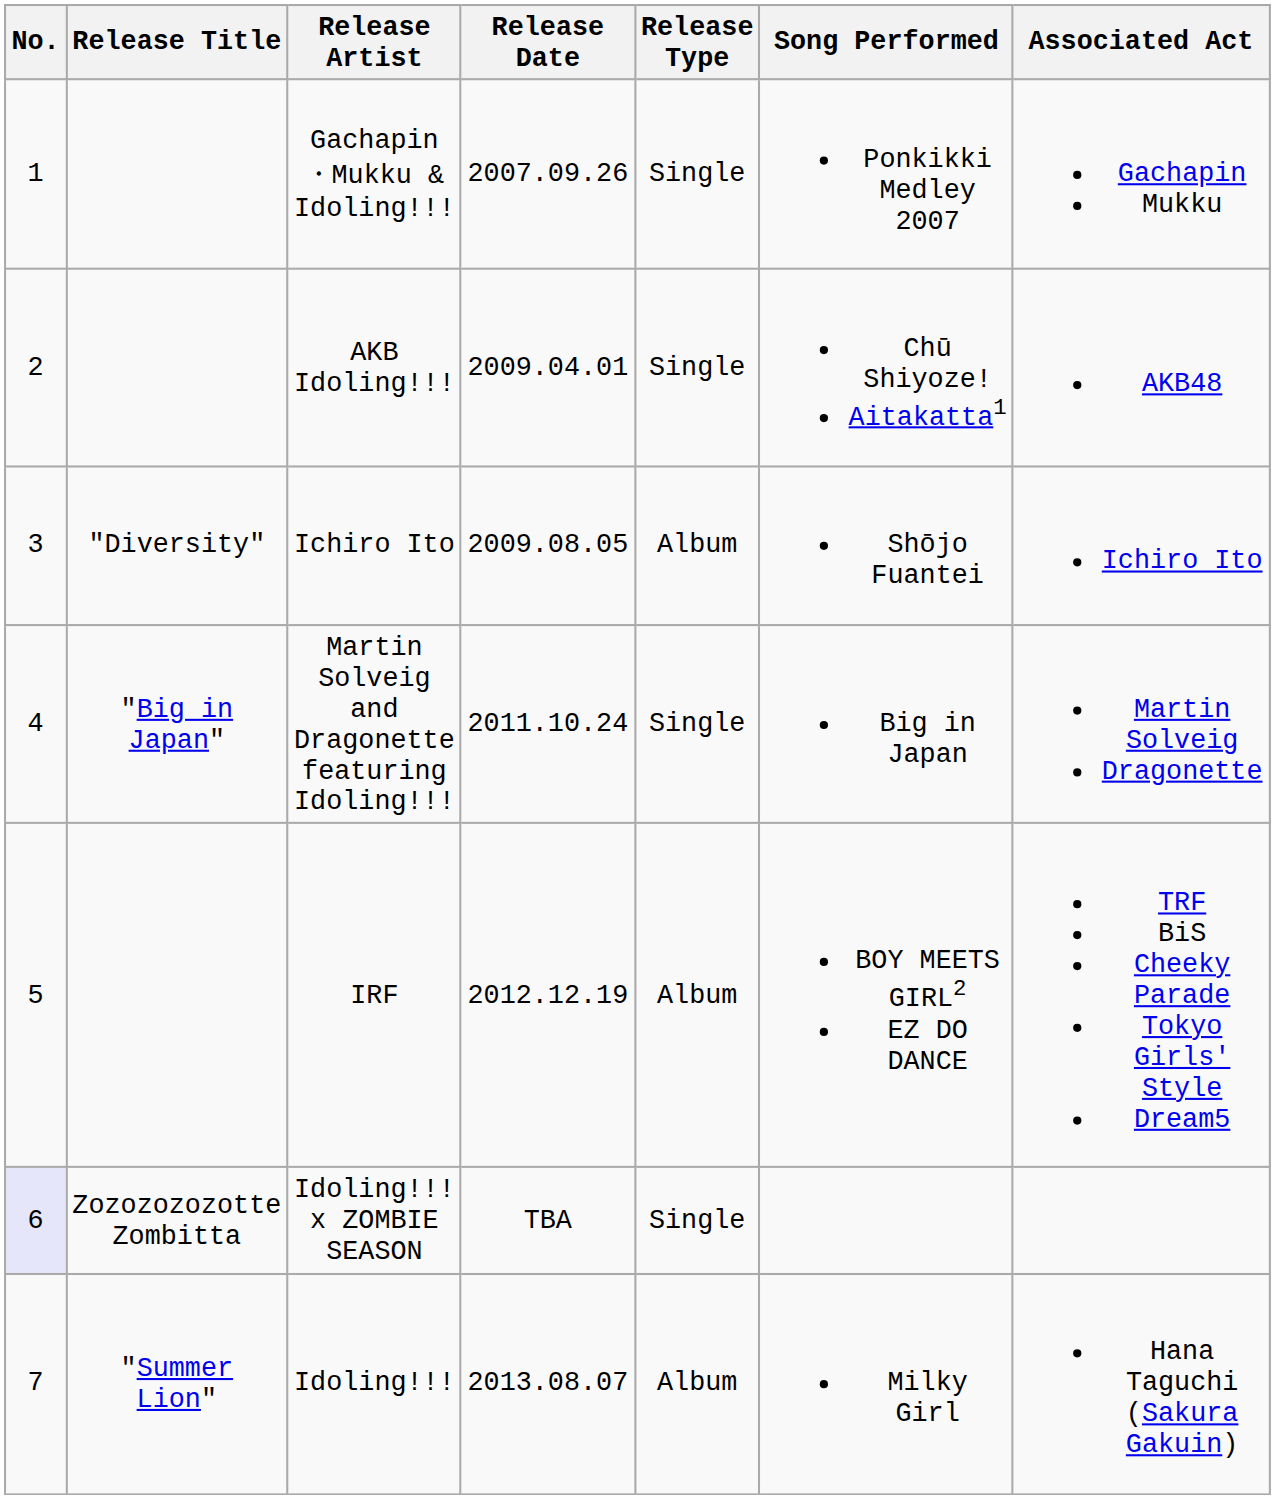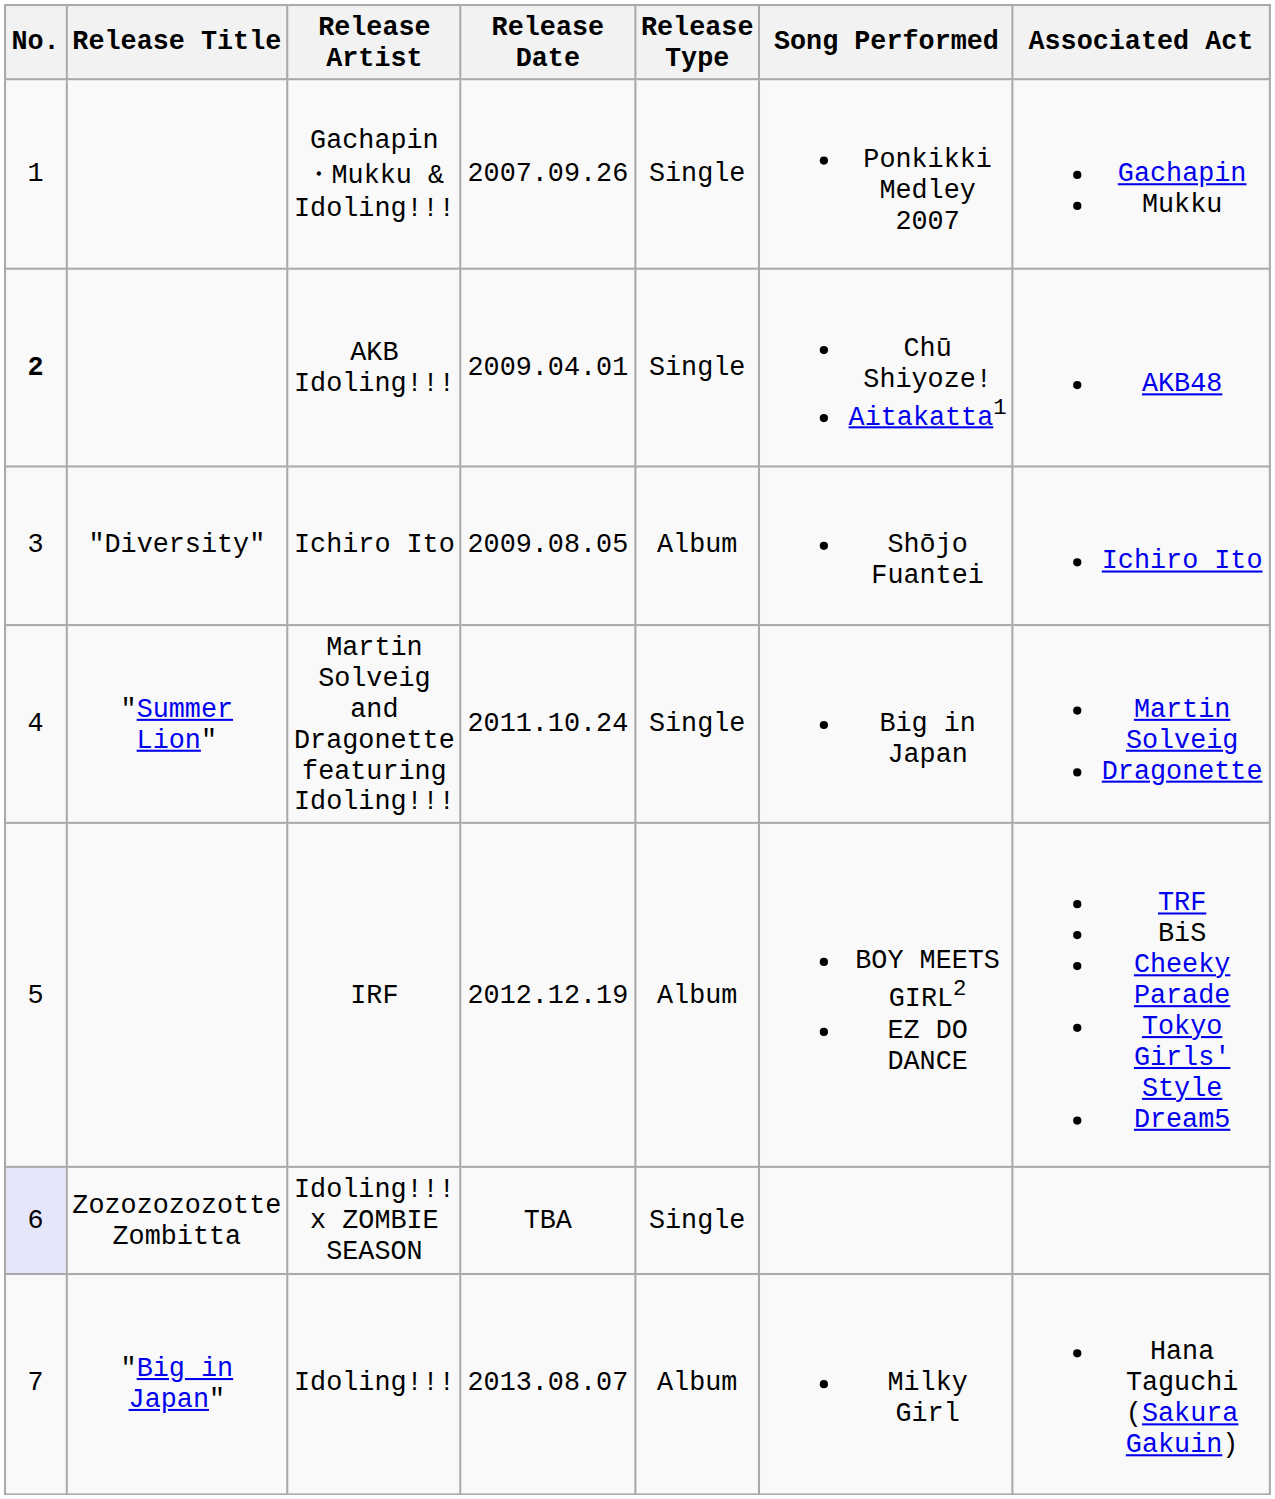(36, 368) normal -> (36, 368) bold
(177, 724) "Big in Japan" -> (177, 724) "Summer Lion"
(177, 1384) "Summer Lion" -> (177, 1384) "Big in Japan"
